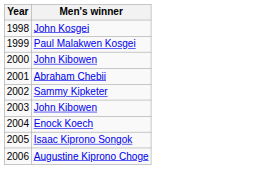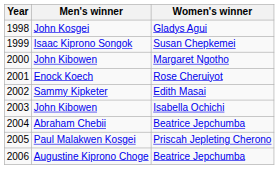+ column: (212, 12)
(85, 44) Paul Malakwen Kosgei -> (83, 44) Isaac Kiprono Songok
(70, 76) Abraham Chebii -> (63, 76) Enock Koech
(63, 124) Enock Koech -> (70, 124) Abraham Chebii
(83, 140) Isaac Kiprono Songok -> (85, 140) Paul Malakwen Kosgei
